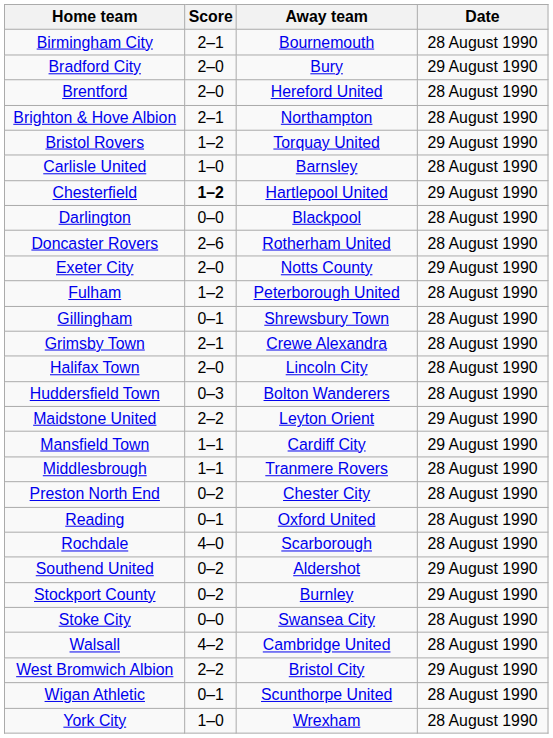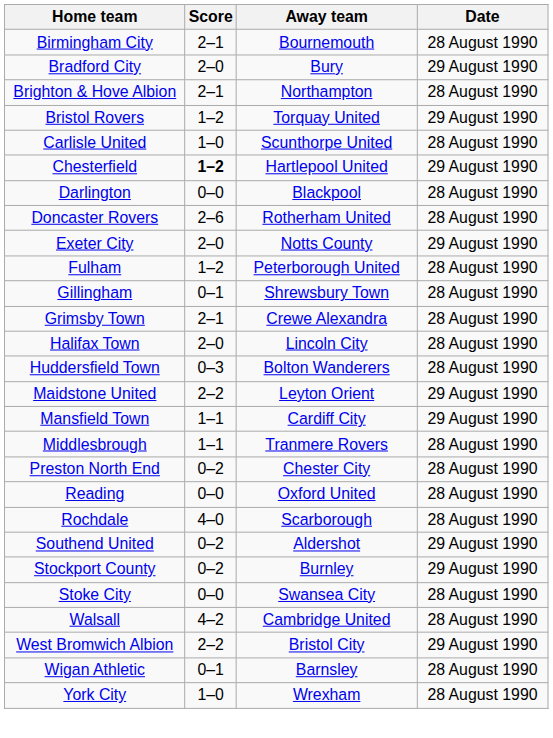- row: (95, 92)
(327, 167) Barnsley -> (327, 142) Scunthorpe United
(211, 519) 0–1 -> (211, 494) 0–0
(327, 695) Scunthorpe United -> (327, 670) Barnsley
